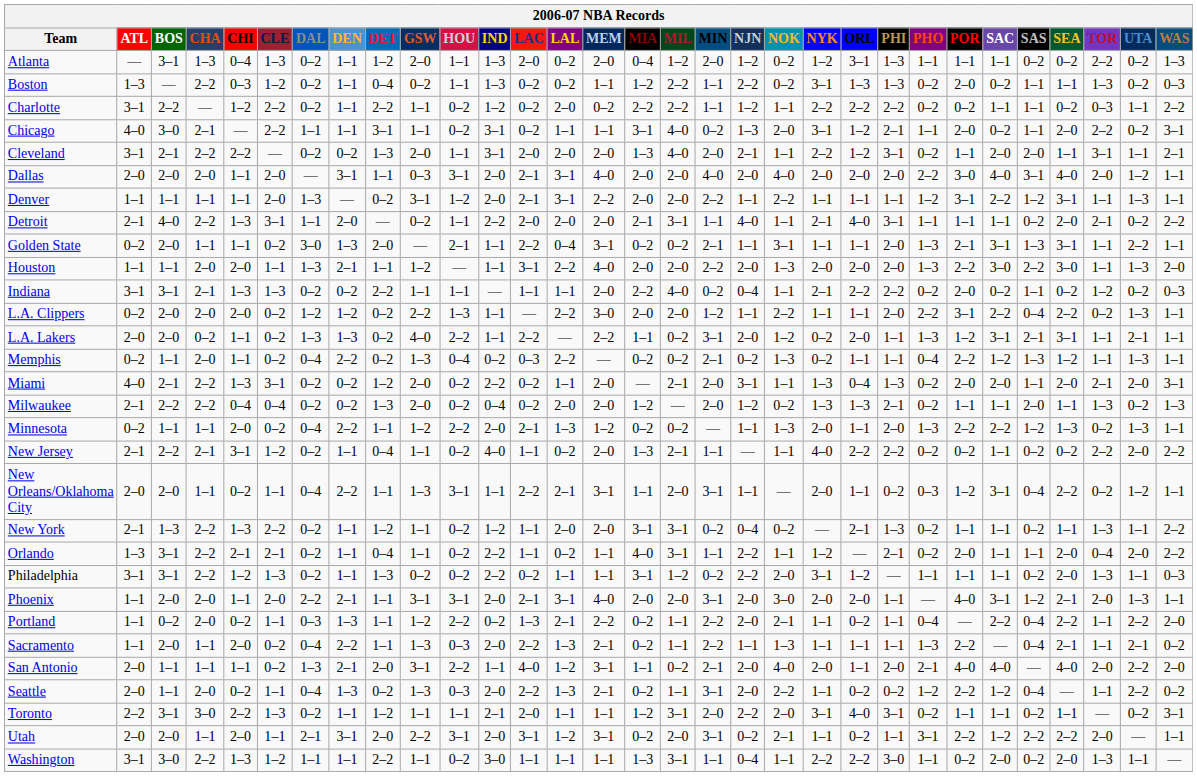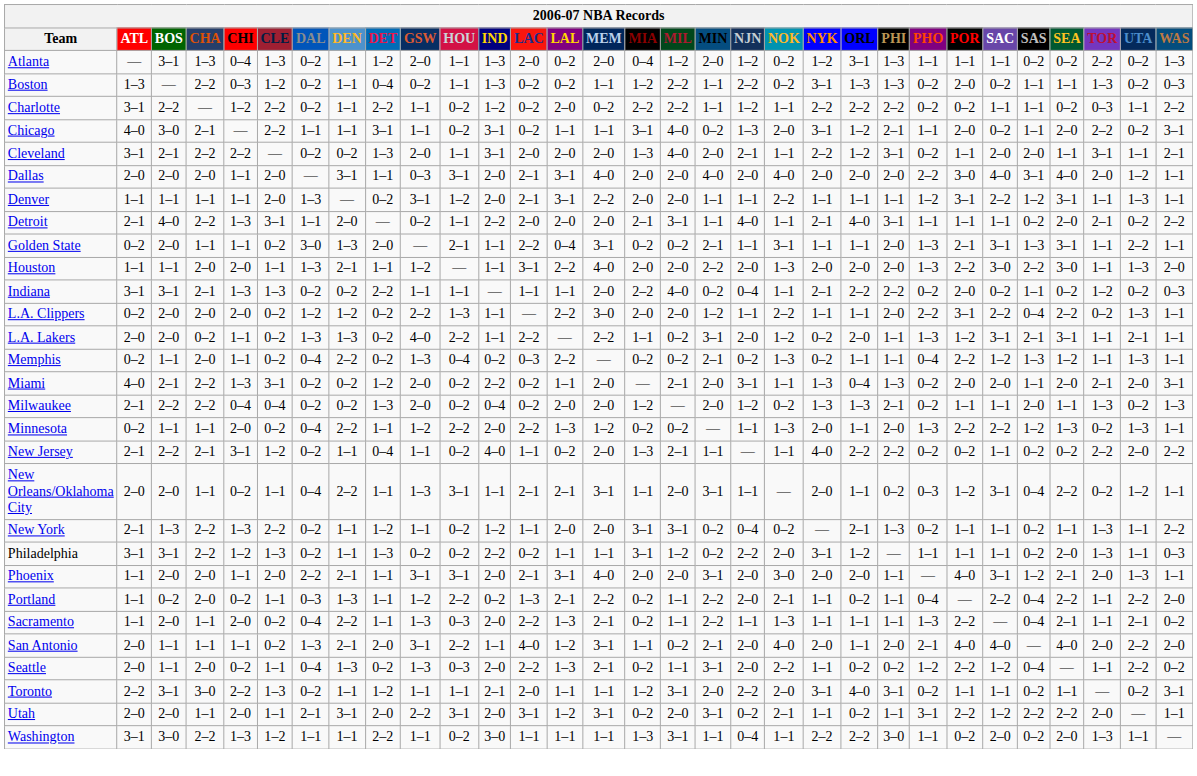(713, 199) 2–2 -> (713, 199) 1–1
(529, 428) 2–1 -> (529, 428) 2–2
(529, 491) 2–2 -> (529, 491) 2–1
- row: (31, 553)
